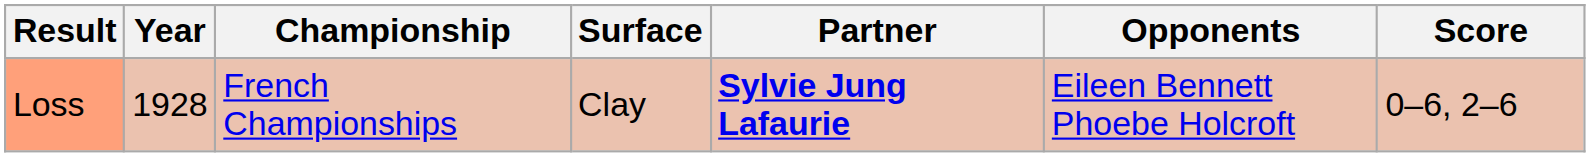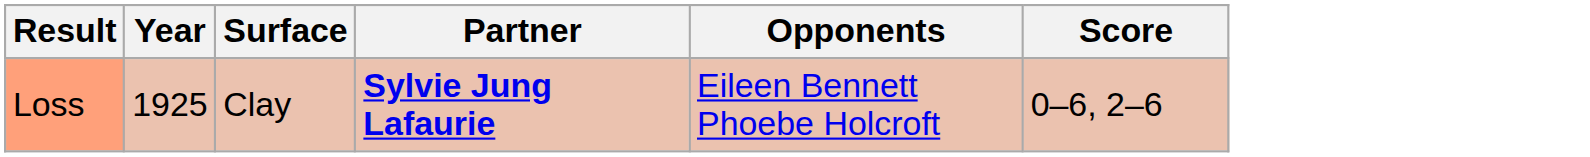- column: (393, 31)
(170, 104) 1928 -> (170, 104) 1925
